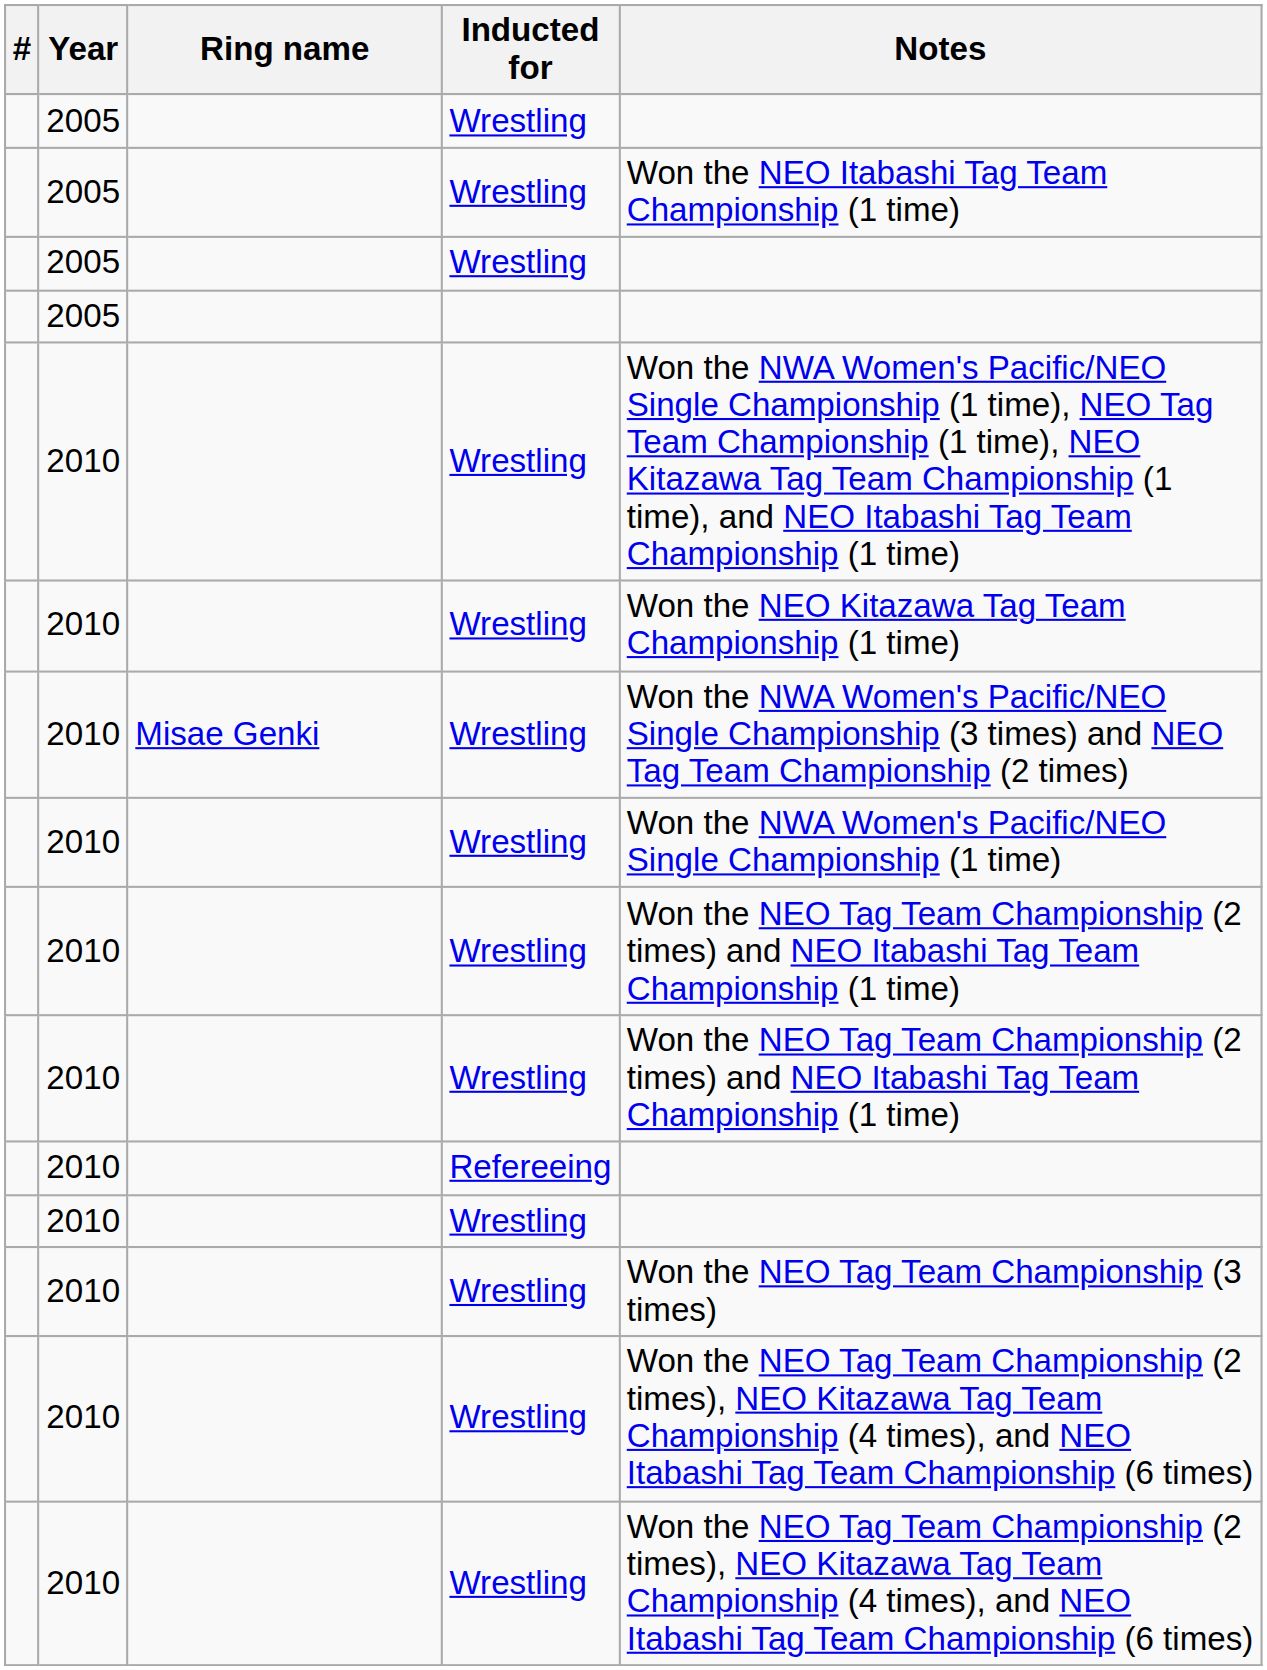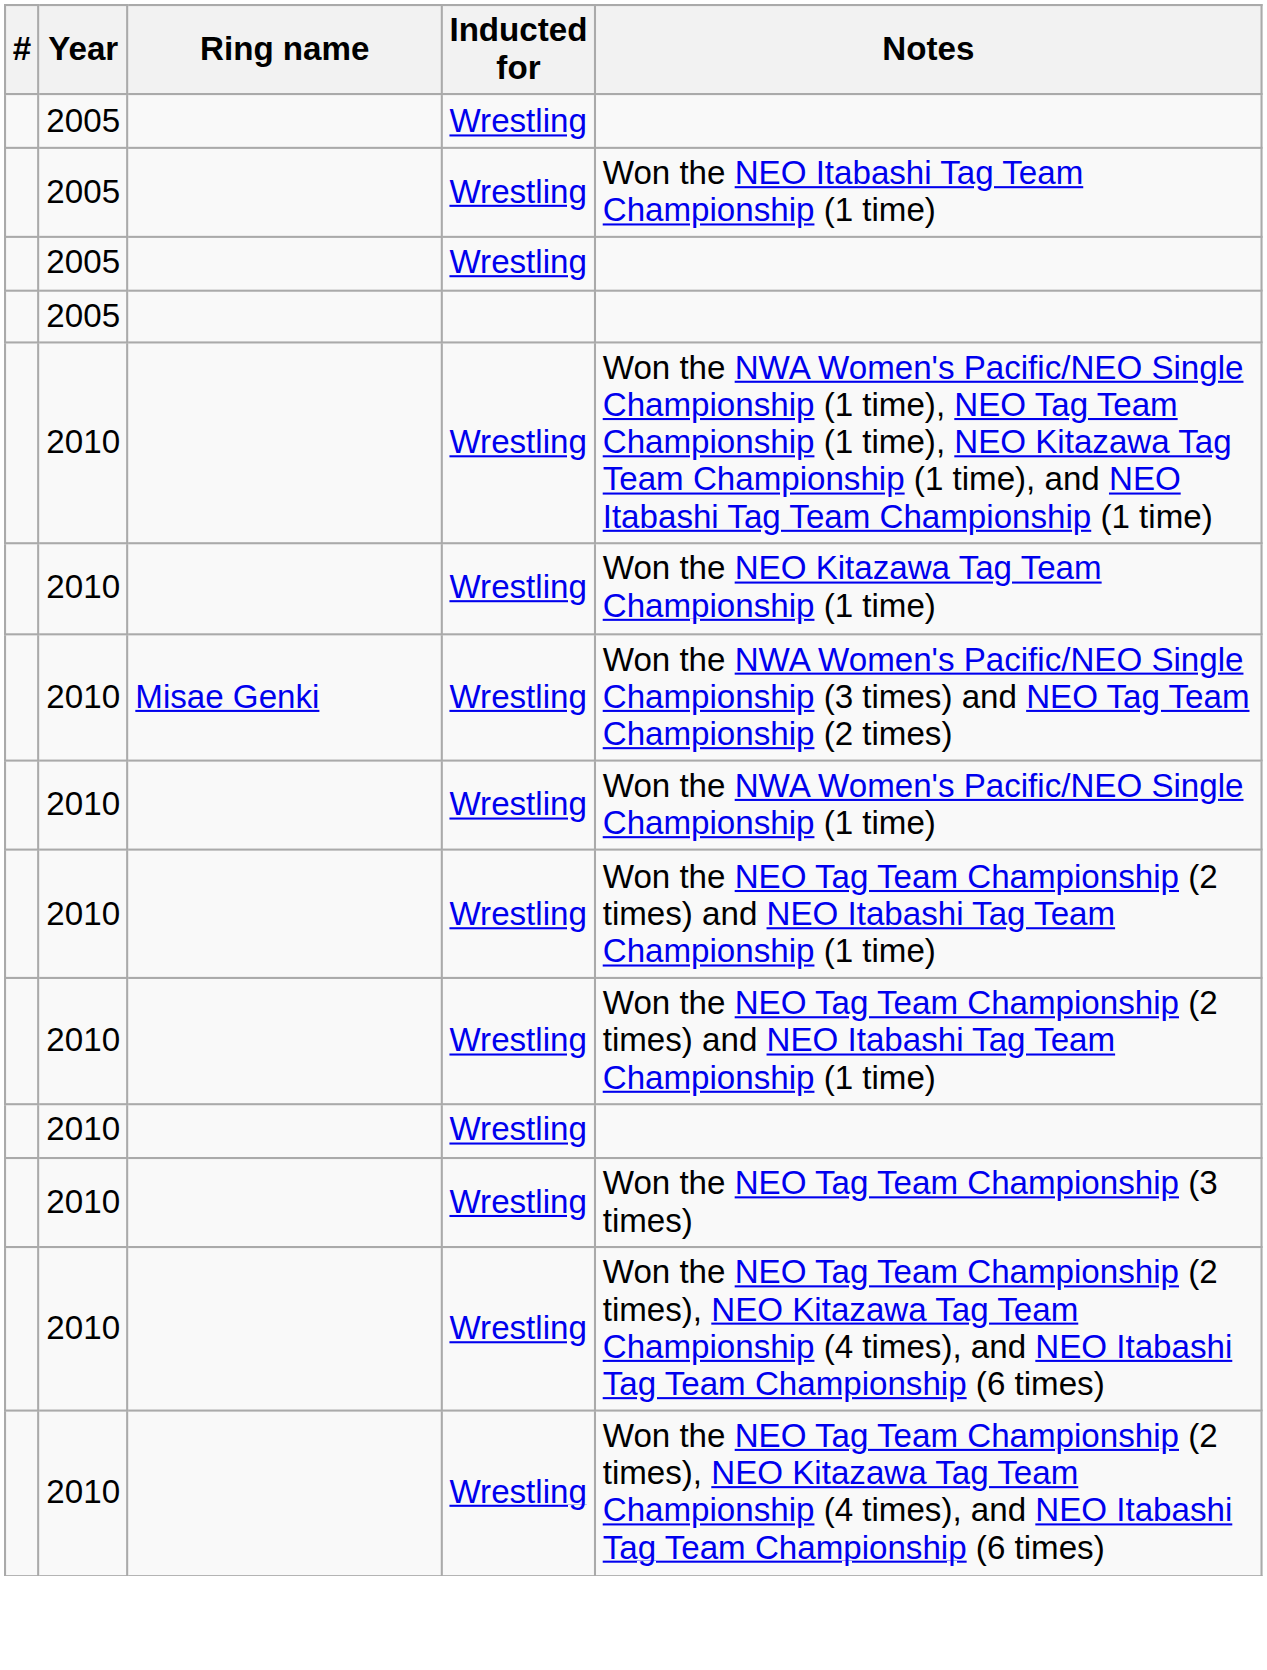- row: (83, 1167)
